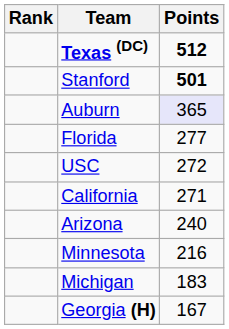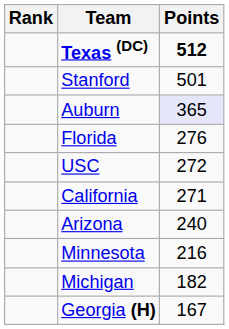(192, 81) bold -> (192, 81) normal
(192, 138) 277 -> (192, 138) 276
(192, 281) 183 -> (192, 281) 182
